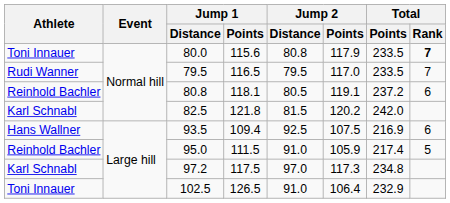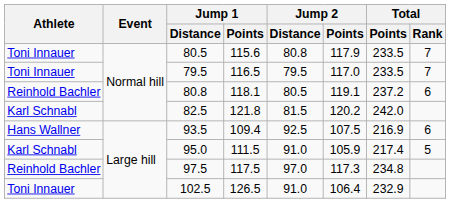(195, 53) 80.0 -> (195, 53) 80.5
(428, 53) bold -> (428, 53) normal
(43, 72) Rudi Wanner -> (41, 72) Toni Innauer
(54, 150) Reinhold Bachler -> (42, 150) Karl Schnabl
(42, 169) Karl Schnabl -> (54, 169) Reinhold Bachler
(195, 169) 97.2 -> (195, 169) 97.5
